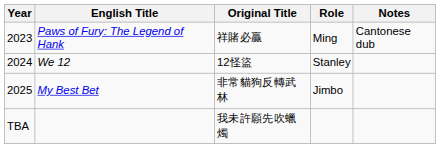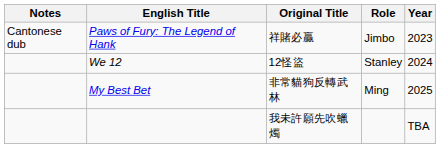columns swapped: (20, 13) <-> (394, 13)
(325, 37) Ming -> (379, 37) Jimbo
(328, 90) Jimbo -> (377, 90) Ming
